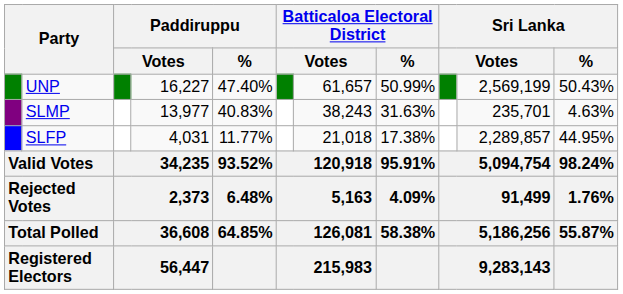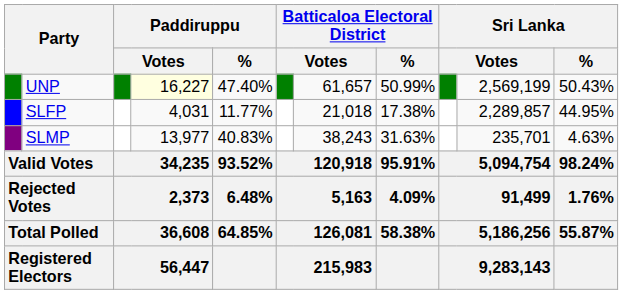(185, 86) no background -> (185, 86) lightyellow background
rows swapped: (48, 112) <-> (46, 138)
